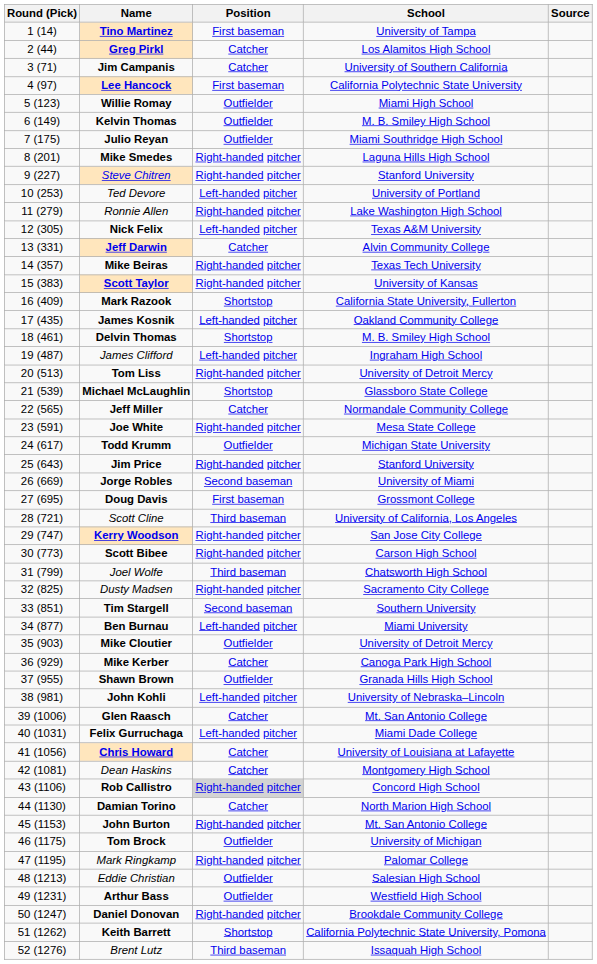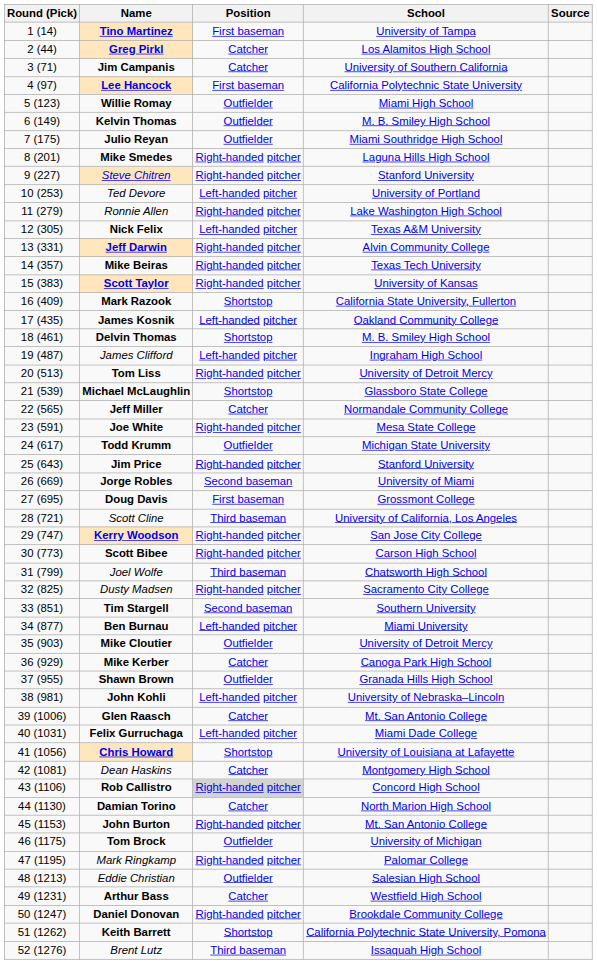(248, 247) Catcher -> (248, 247) Right-handed pitcher
(248, 752) Catcher -> (248, 752) Shortstop
(248, 896) Outfielder -> (248, 896) Catcher
